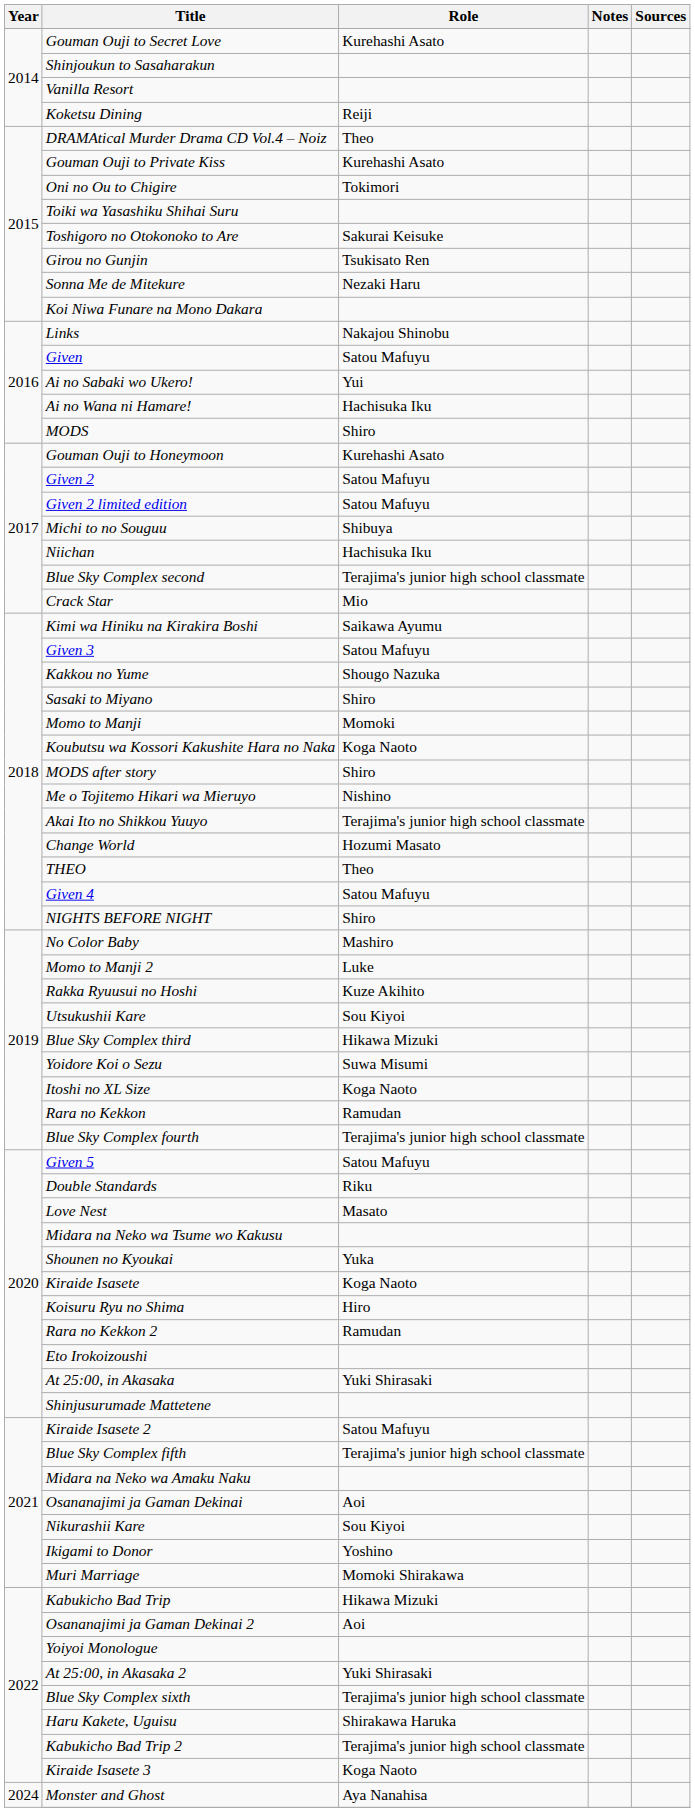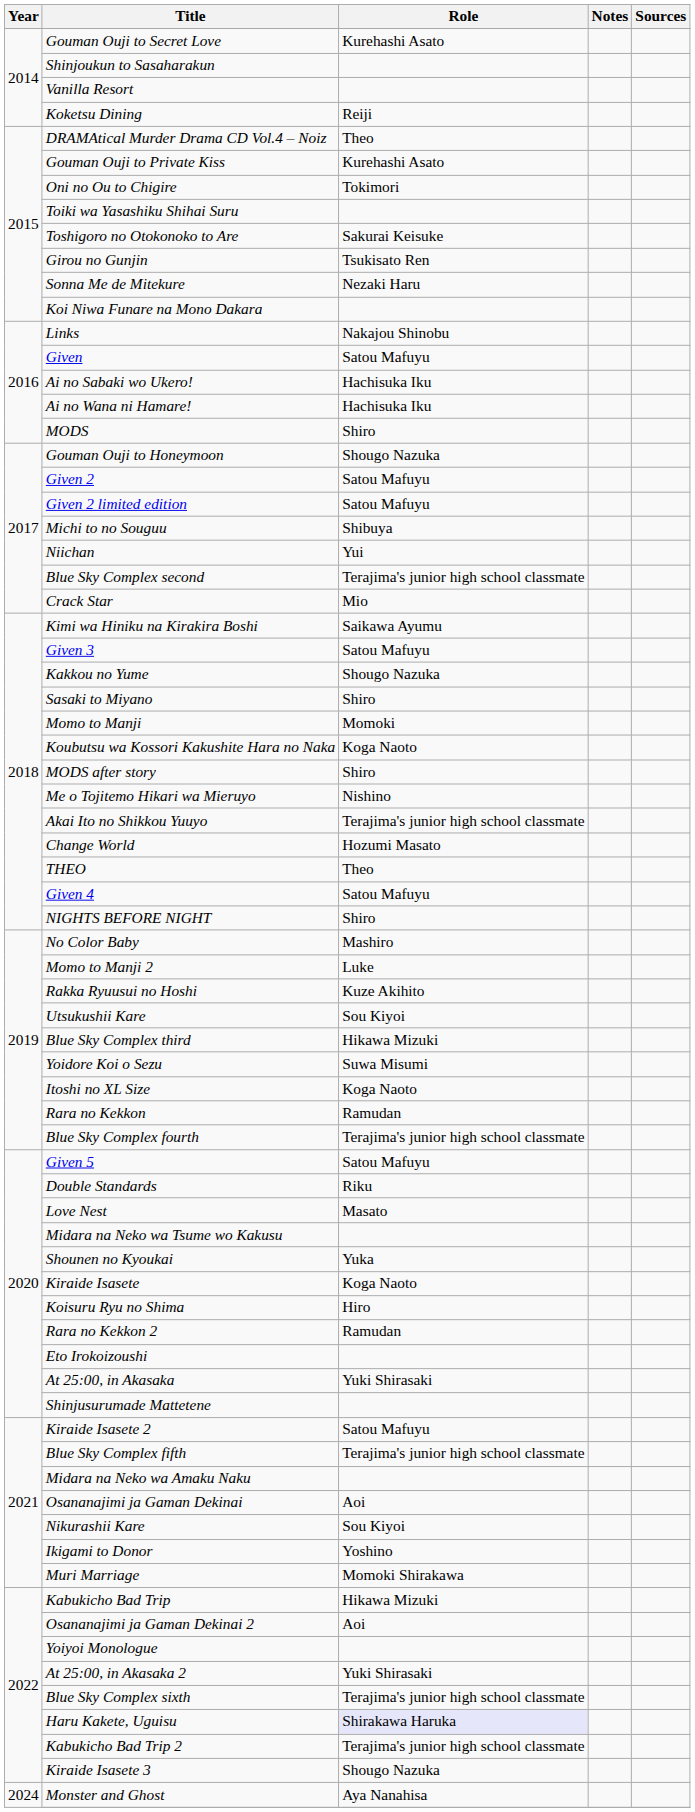(353, 382) Yui -> (387, 382) Hachisuka Iku
(393, 455) Kurehashi Asato -> (391, 455) Shougo Nazuka
(387, 552) Hachisuka Iku -> (353, 552) Yui
(399, 1721) no background -> (399, 1721) lavender background
(380, 1770) Koga Naoto -> (391, 1770) Shougo Nazuka
